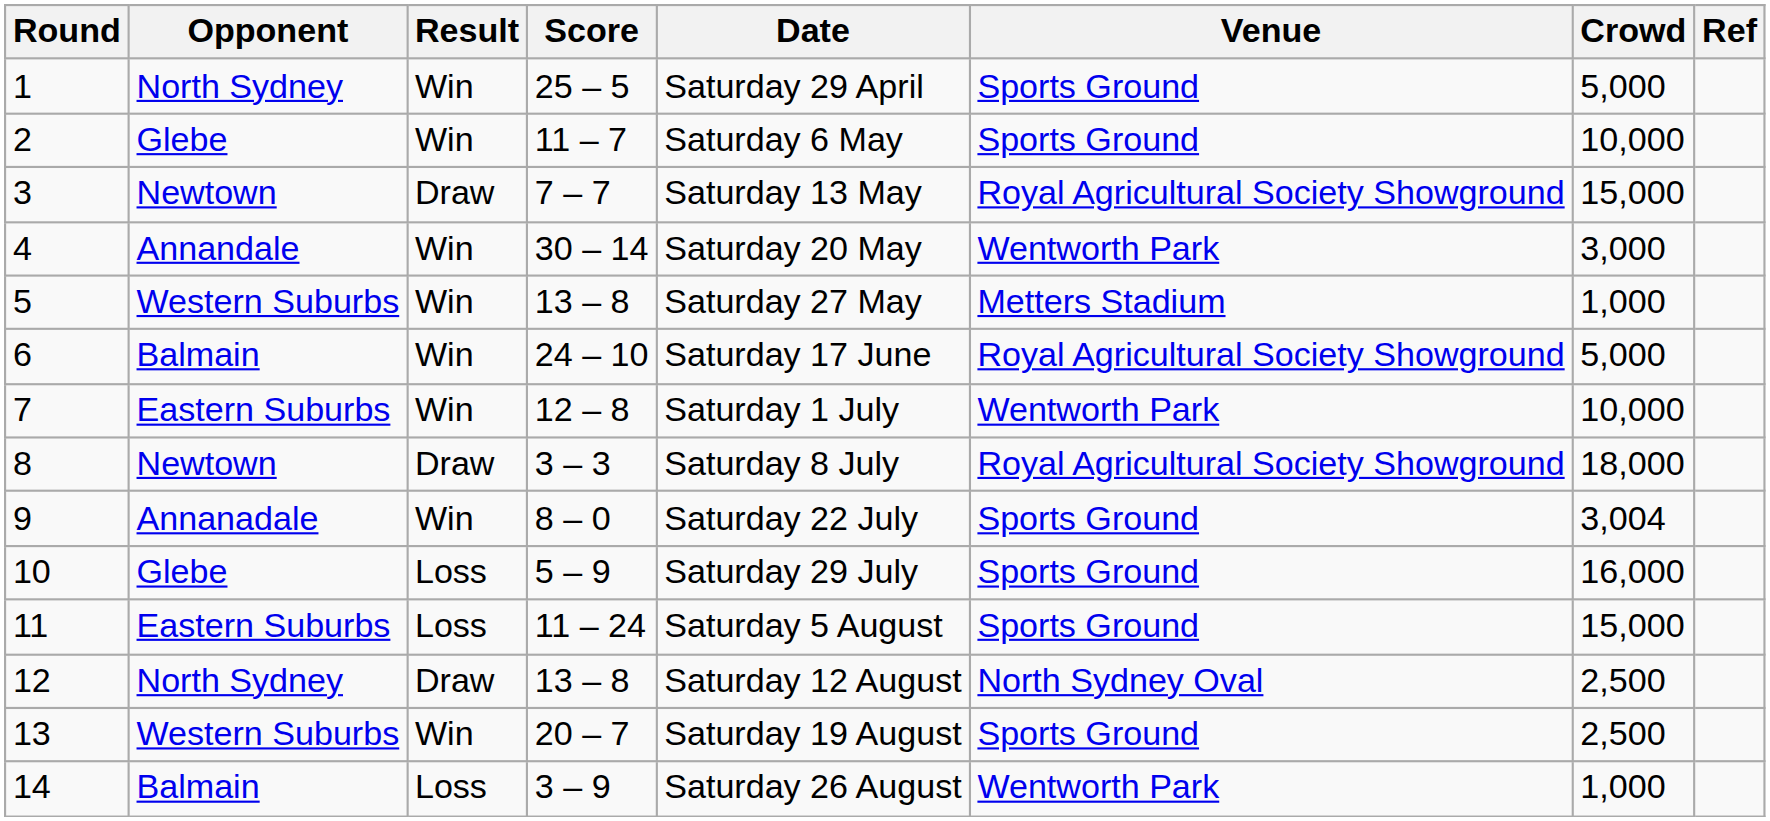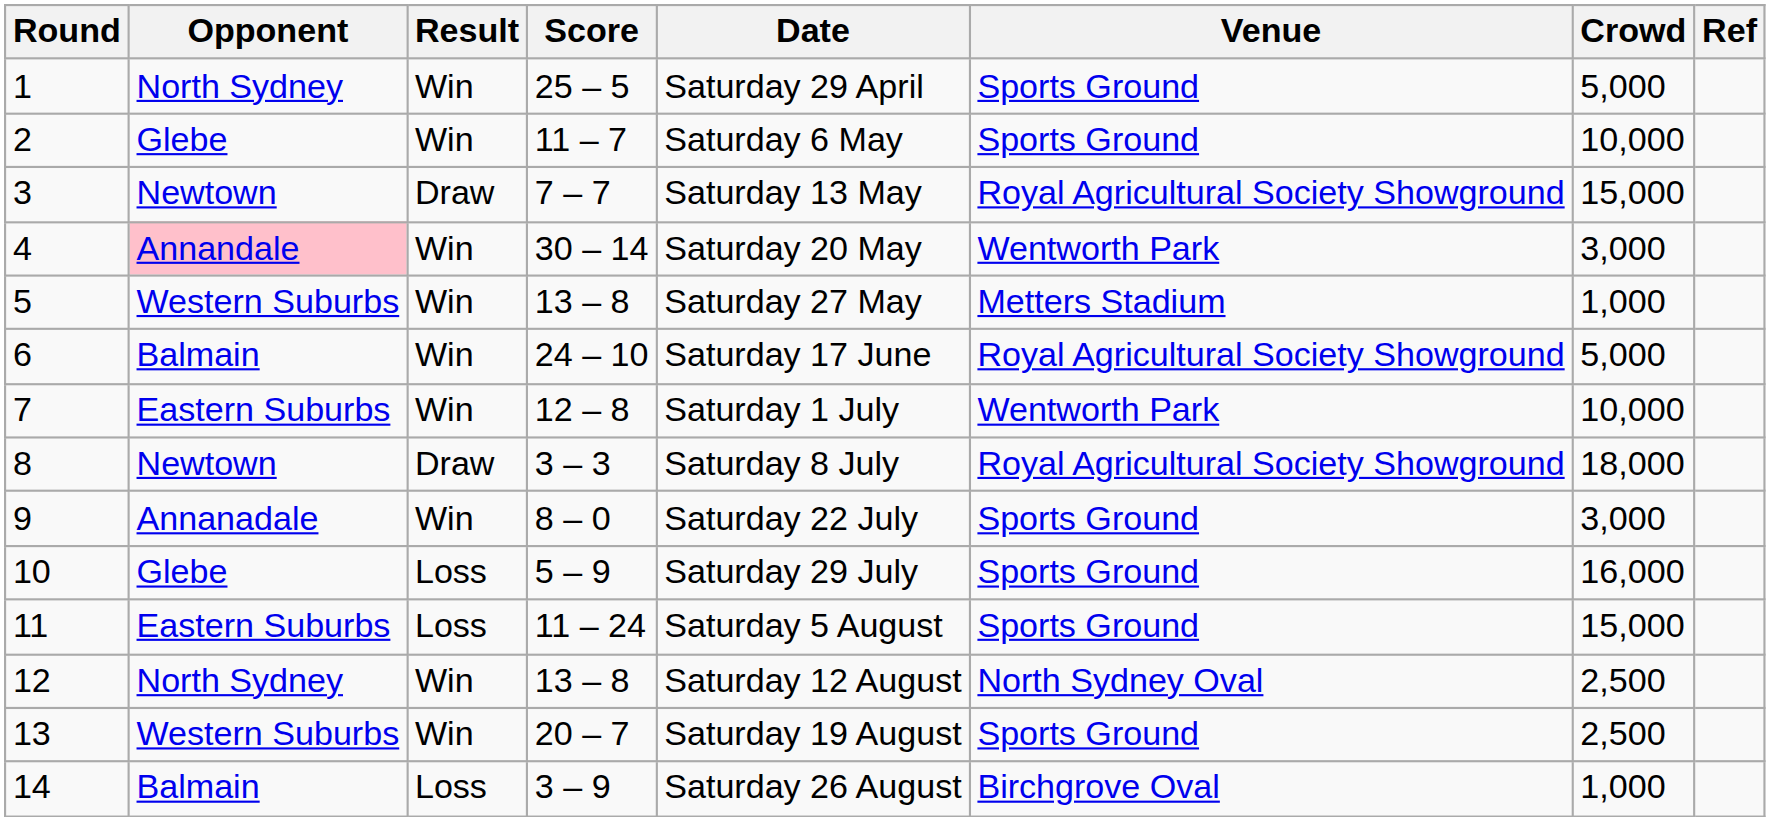(218, 247) no background -> (218, 247) pink background
(1623, 517) 3,004 -> (1623, 517) 3,000
(455, 680) Draw -> (444, 680) Win
(1098, 788) Wentworth Park -> (1099, 788) Birchgrove Oval
